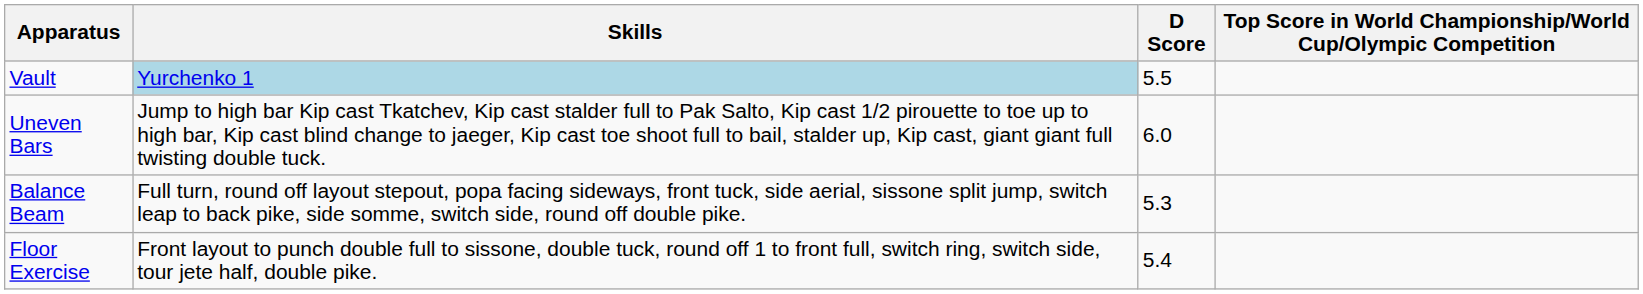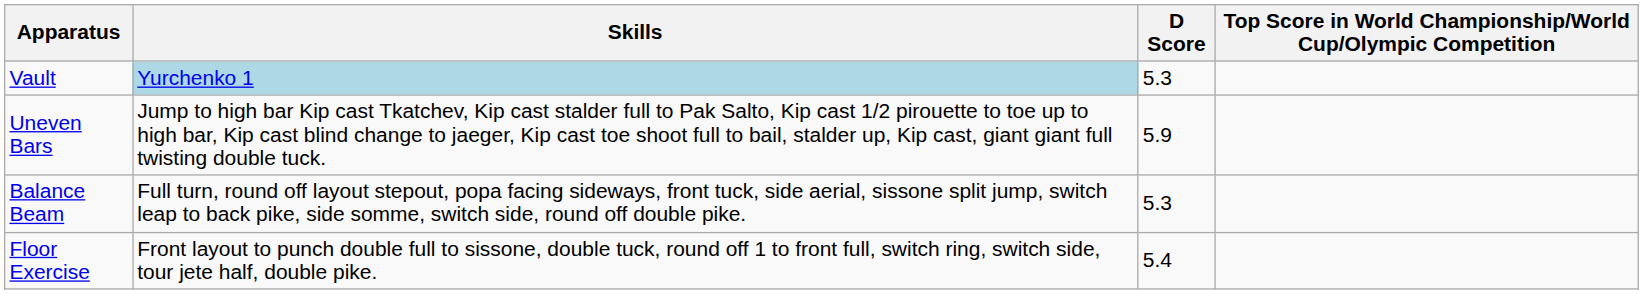(1157, 77) 5.5 -> (1157, 77) 5.3
(1157, 134) 6.0 -> (1157, 134) 5.9
